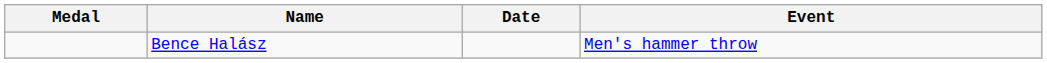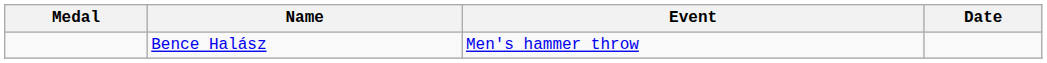columns swapped: (811, 18) <-> (521, 18)
